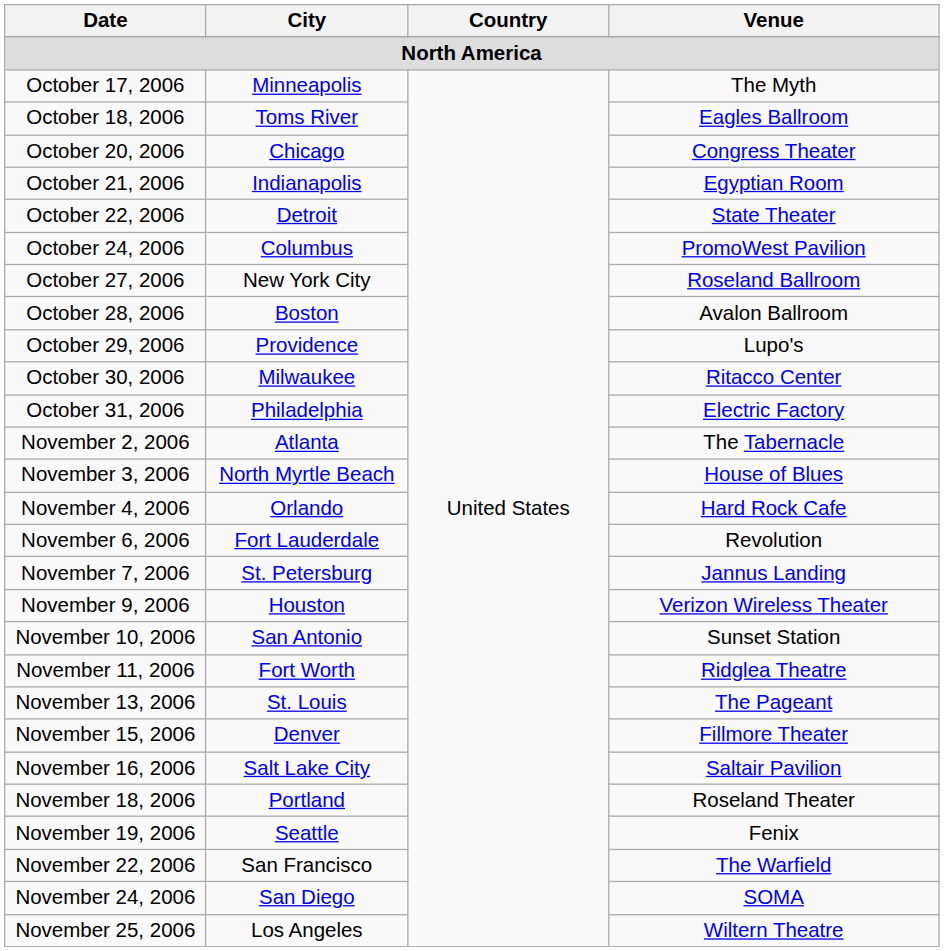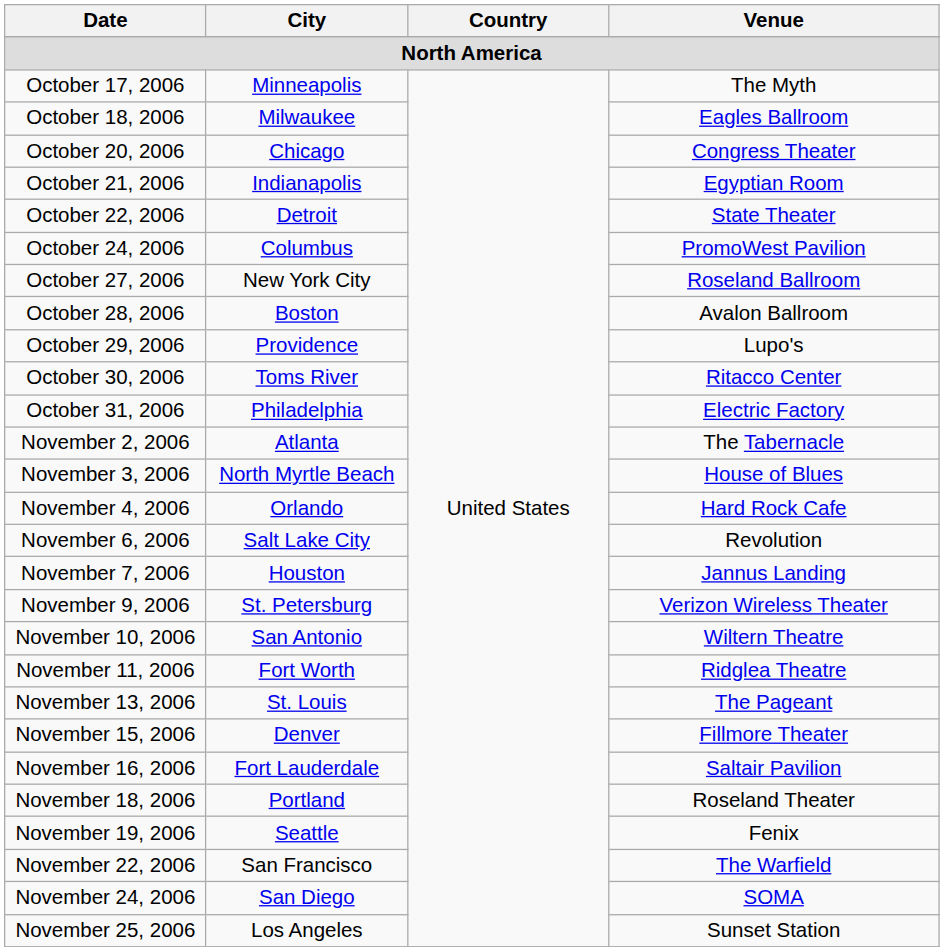(307, 118) Toms River -> (307, 118) Milwaukee
(307, 378) Milwaukee -> (307, 378) Toms River
(307, 540) Fort Lauderdale -> (307, 540) Salt Lake City
(307, 572) St. Petersburg -> (307, 572) Houston
(307, 605) Houston -> (307, 605) St. Petersburg
(774, 637) Sunset Station -> (774, 637) Wiltern Theatre
(307, 767) Salt Lake City -> (307, 767) Fort Lauderdale
(774, 930) Wiltern Theatre -> (774, 930) Sunset Station
